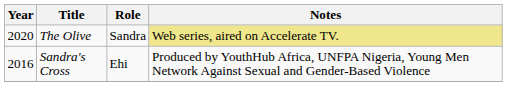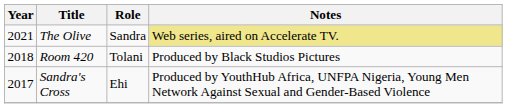(21, 35) 2020 -> (21, 35) 2021
+ row: (67, 56)
(21, 63) 2016 -> (21, 84) 2017
